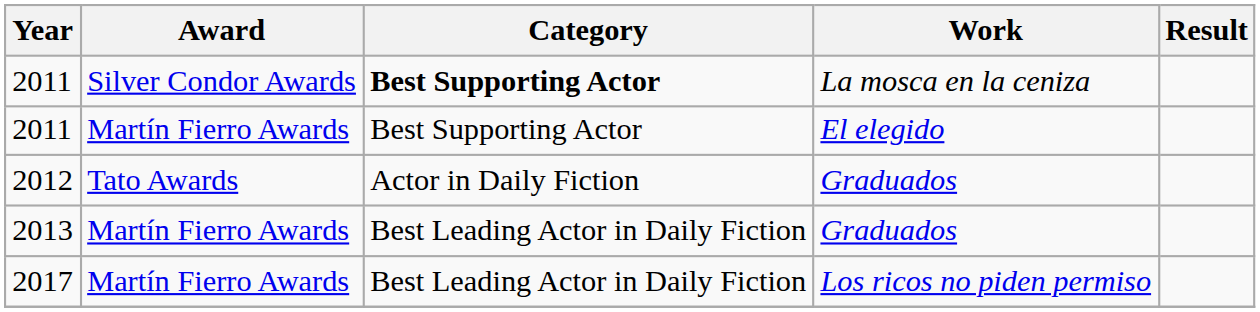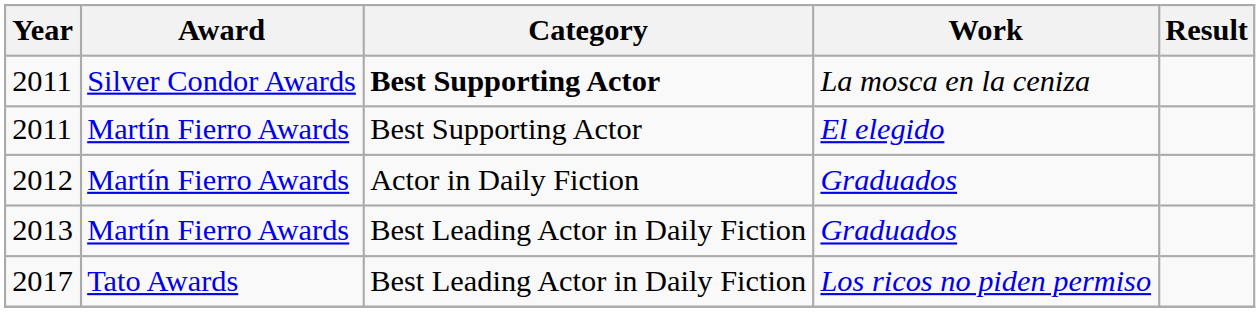(163, 180) Tato Awards -> (218, 180) Martín Fierro Awards
(218, 280) Martín Fierro Awards -> (163, 280) Tato Awards
